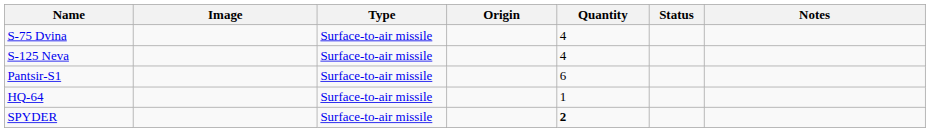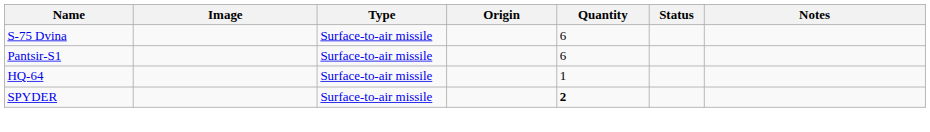(563, 35) 4 -> (563, 35) 6
- row: (38, 55)
